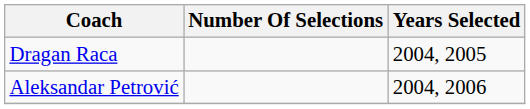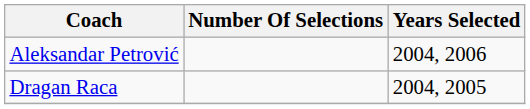rows swapped: (94, 86) <-> (63, 53)
